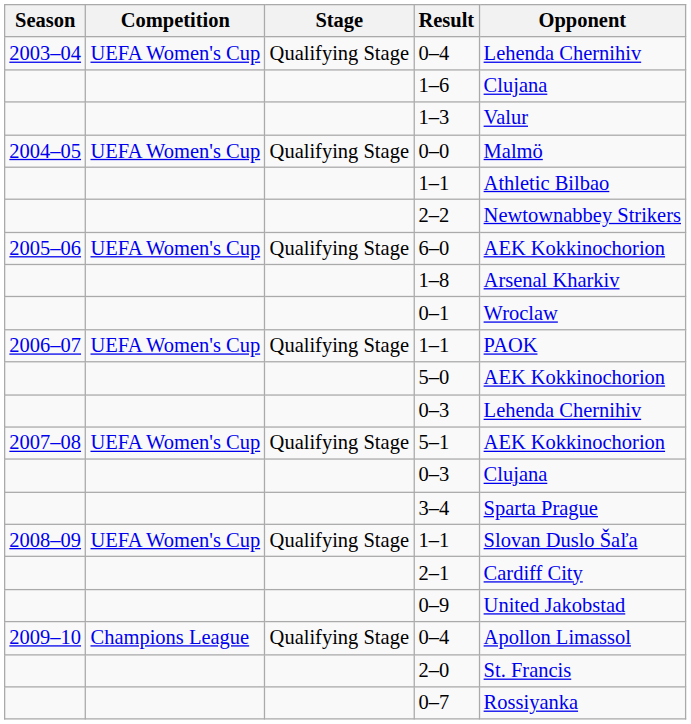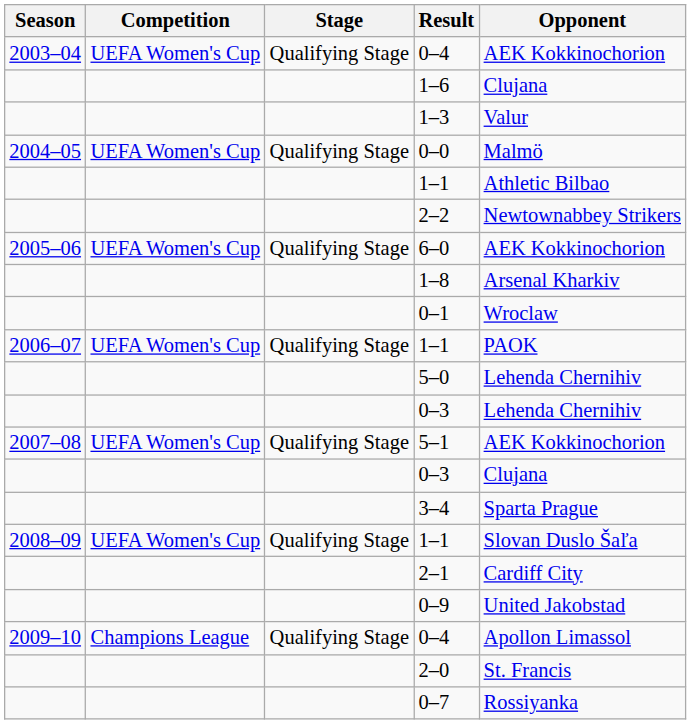(562, 53) Lehenda Chernihiv -> (574, 53) AEK Kokkinochorion
(574, 378) AEK Kokkinochorion -> (562, 378) Lehenda Chernihiv
